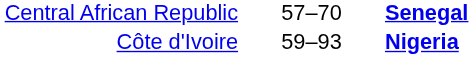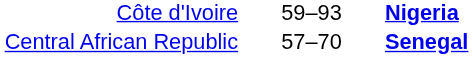rows swapped: (121, 12) <-> (177, 42)
